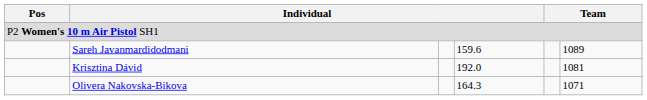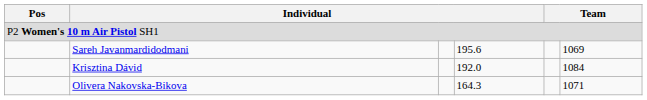(469, 50) 159.6 -> (469, 50) 195.6
(573, 50) 1089 -> (573, 50) 1069
(573, 68) 1081 -> (573, 68) 1084
